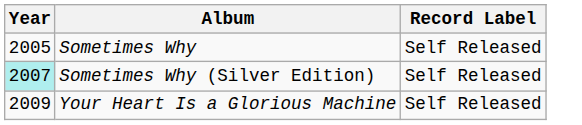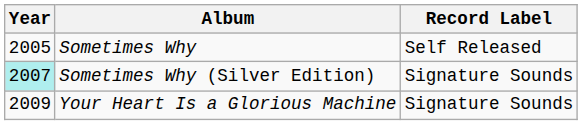(473, 76) Self Released -> (489, 76) Signature Sounds
(473, 105) Self Released -> (489, 105) Signature Sounds
